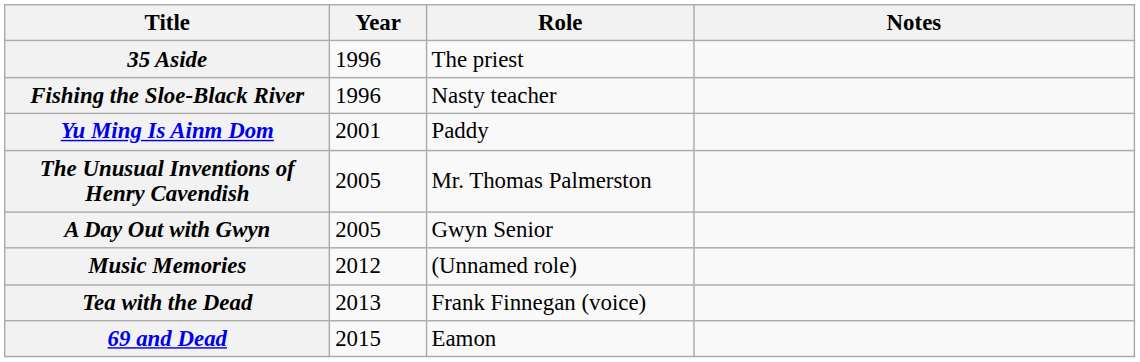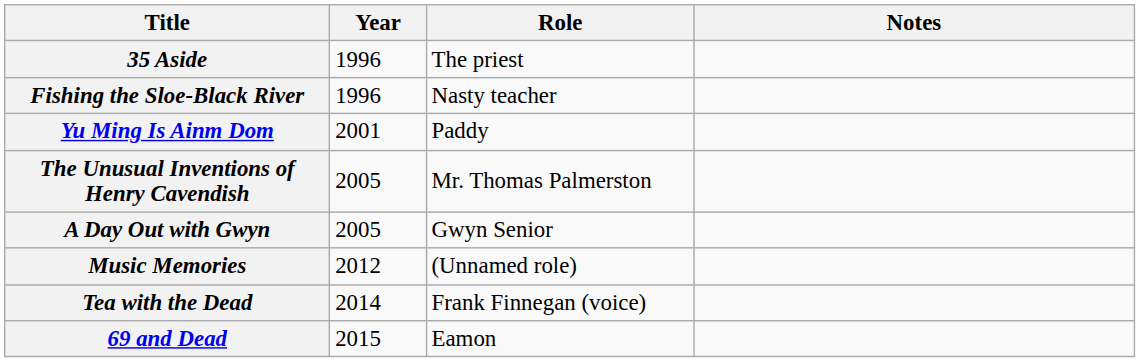(358, 302) 2013 -> (358, 302) 2014
